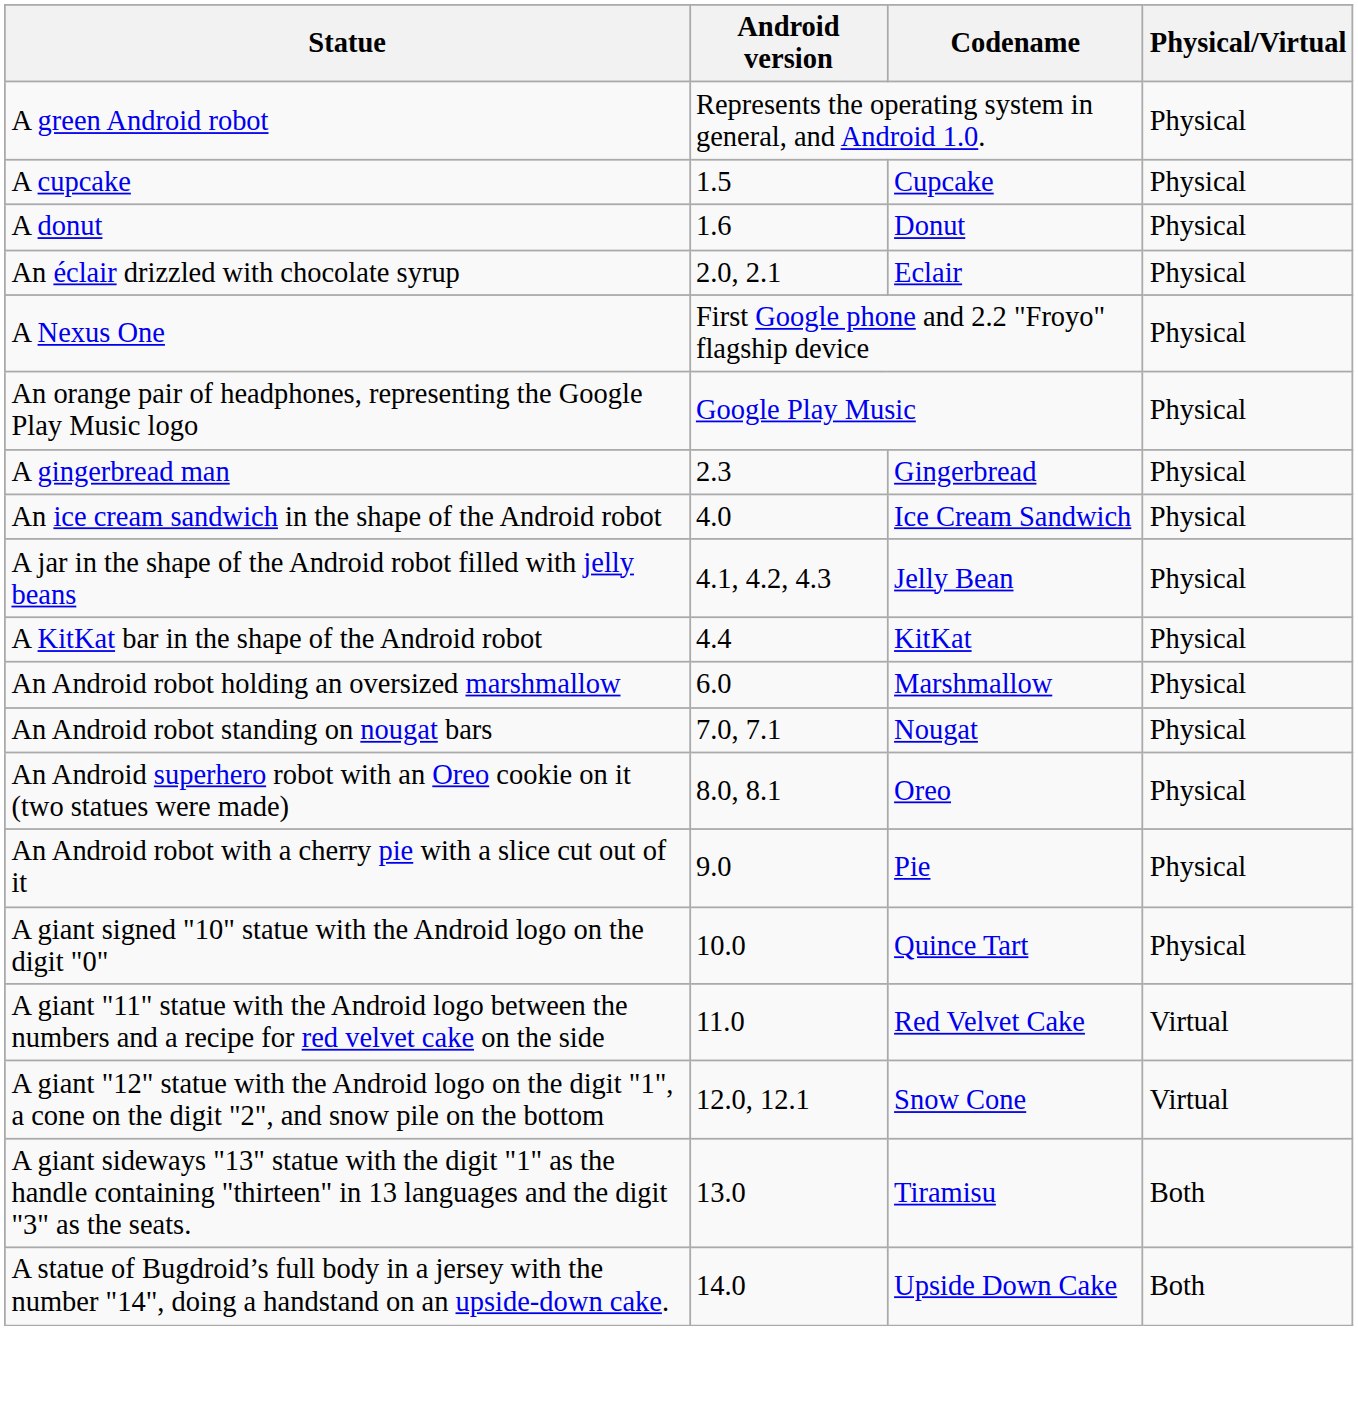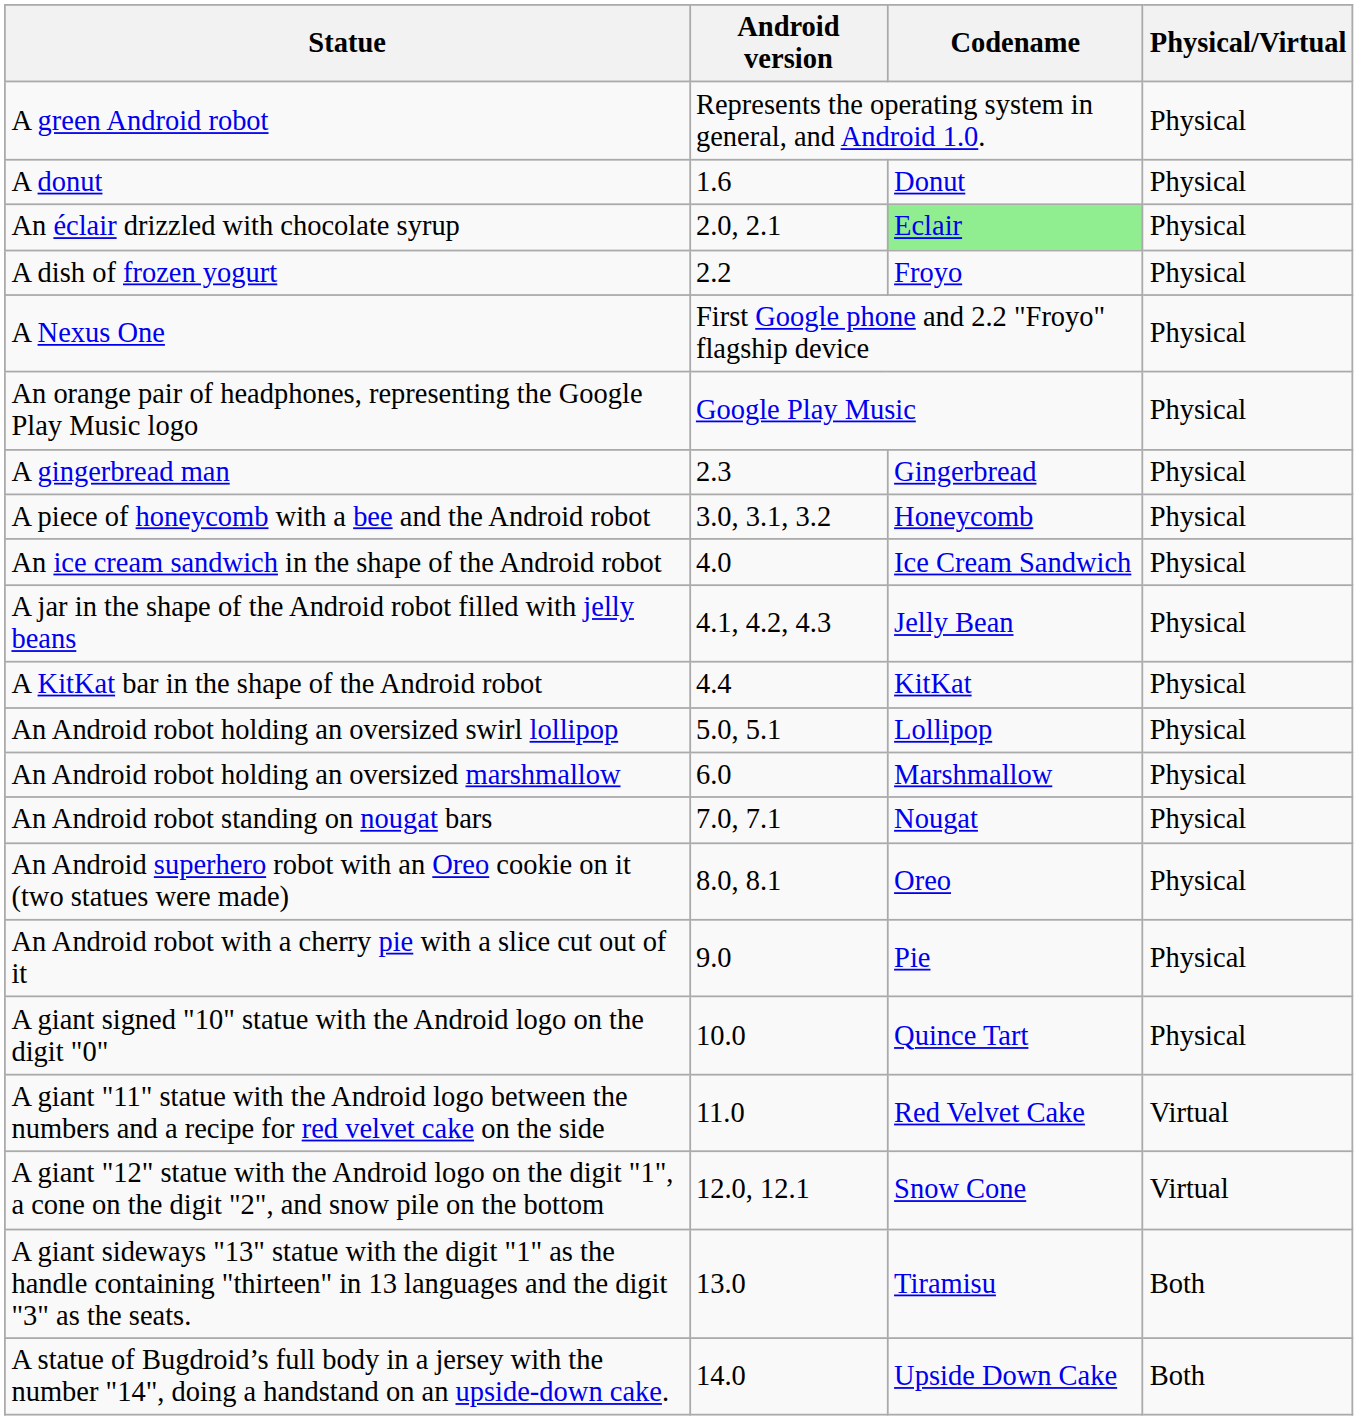- row: (71, 181)
(928, 271) no background -> (928, 226) lightgreen background
+ row: (144, 271)
+ row: (331, 516)
+ row: (315, 729)
